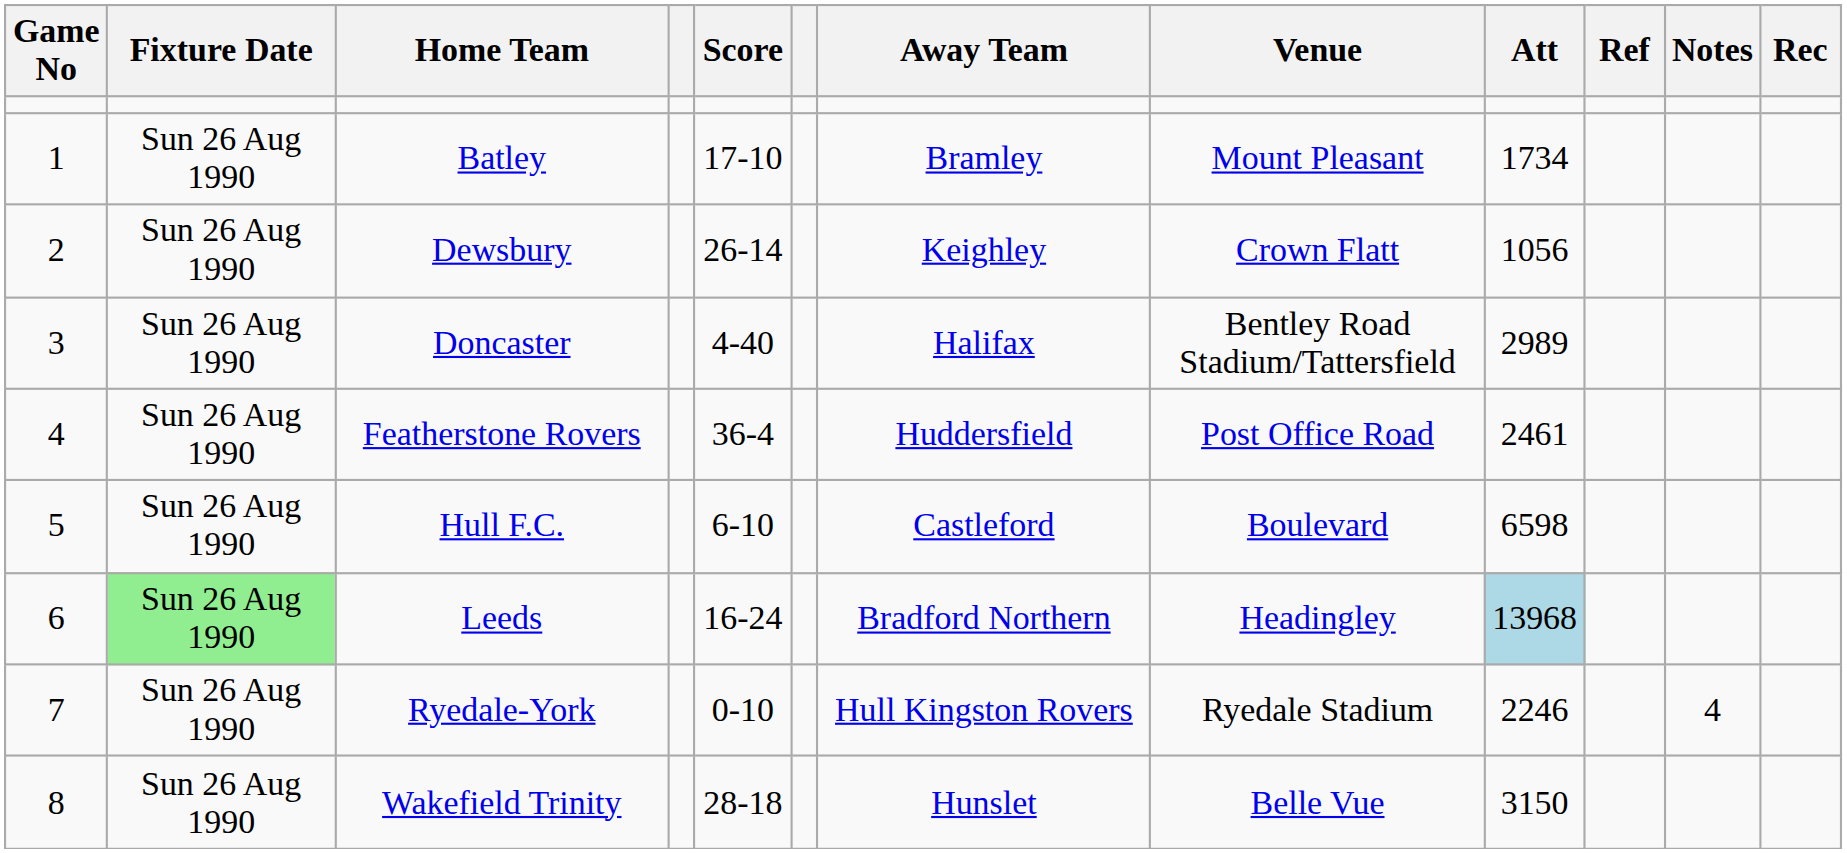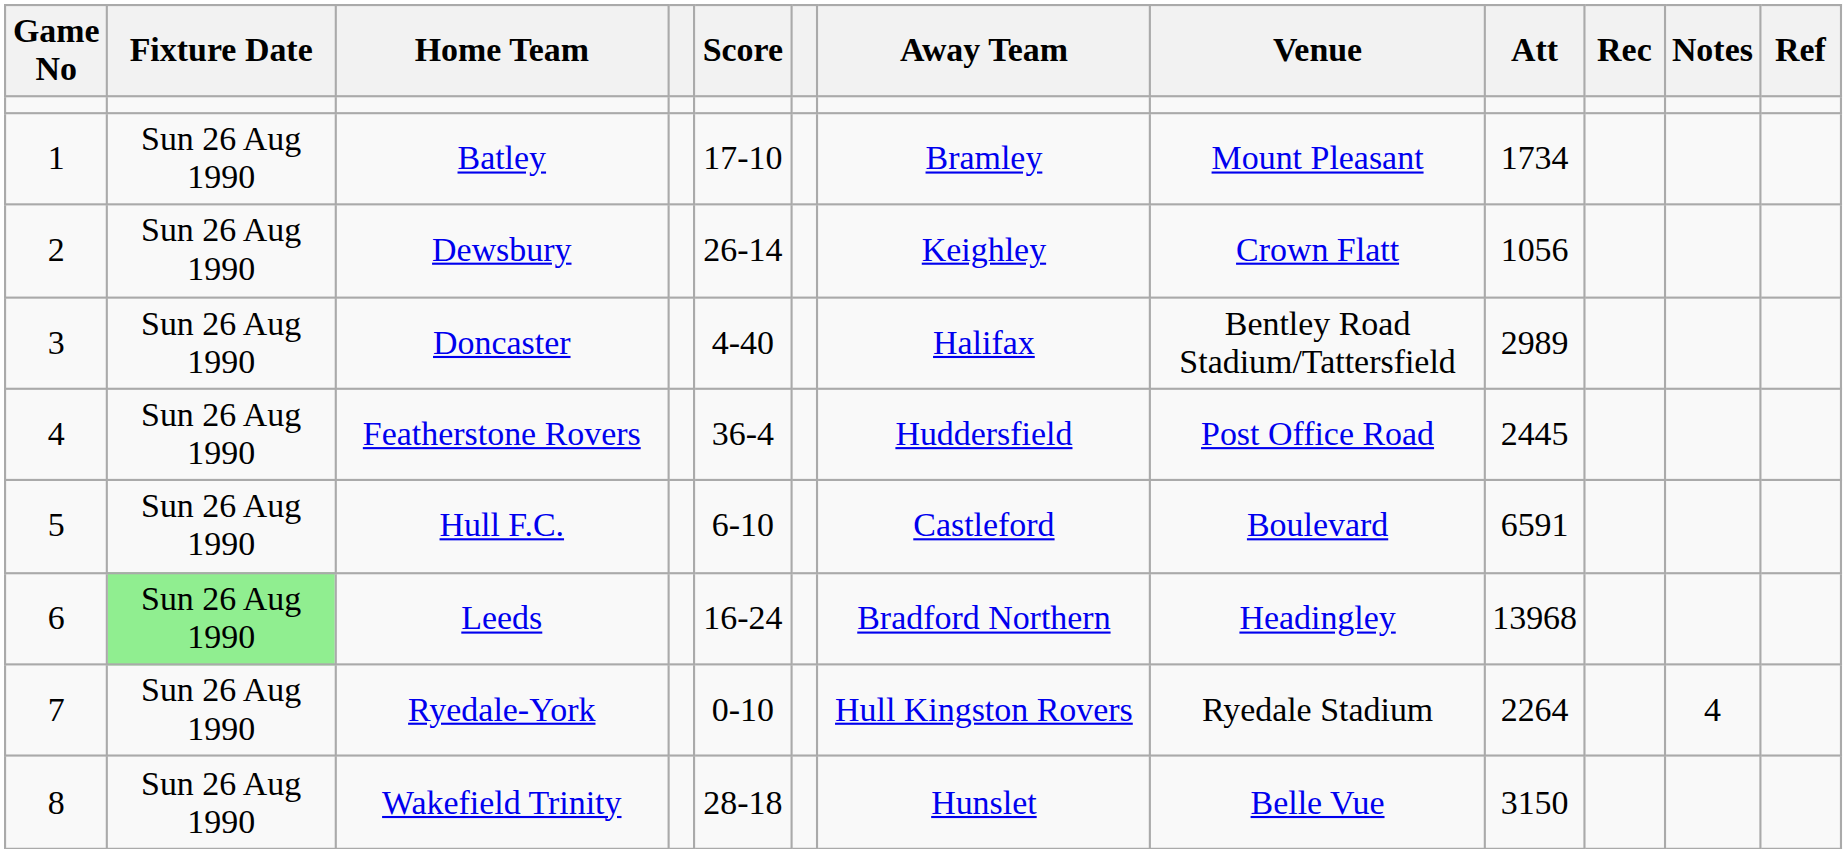columns swapped: (1800, 50) <-> (1624, 50)
(1535, 433) 2461 -> (1535, 433) 2445
(1535, 525) 6598 -> (1535, 525) 6591
(1535, 617) lightblue background -> (1535, 617) no background
(1535, 709) 2246 -> (1535, 709) 2264
